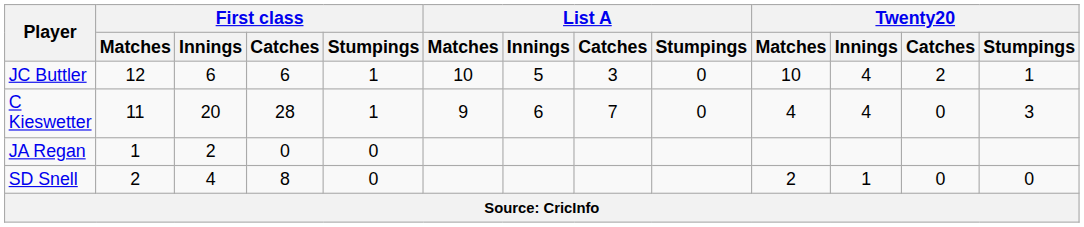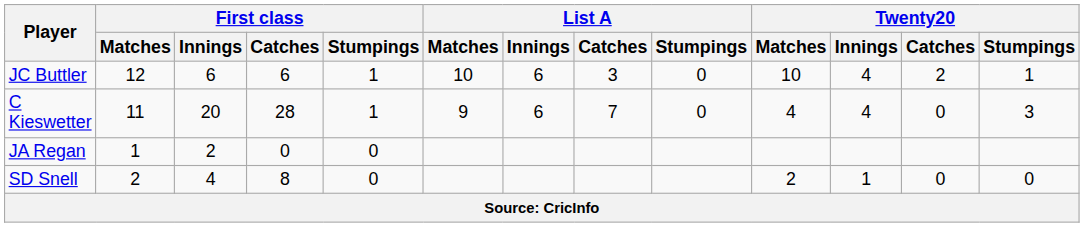(538, 74) 5 -> (538, 74) 6
